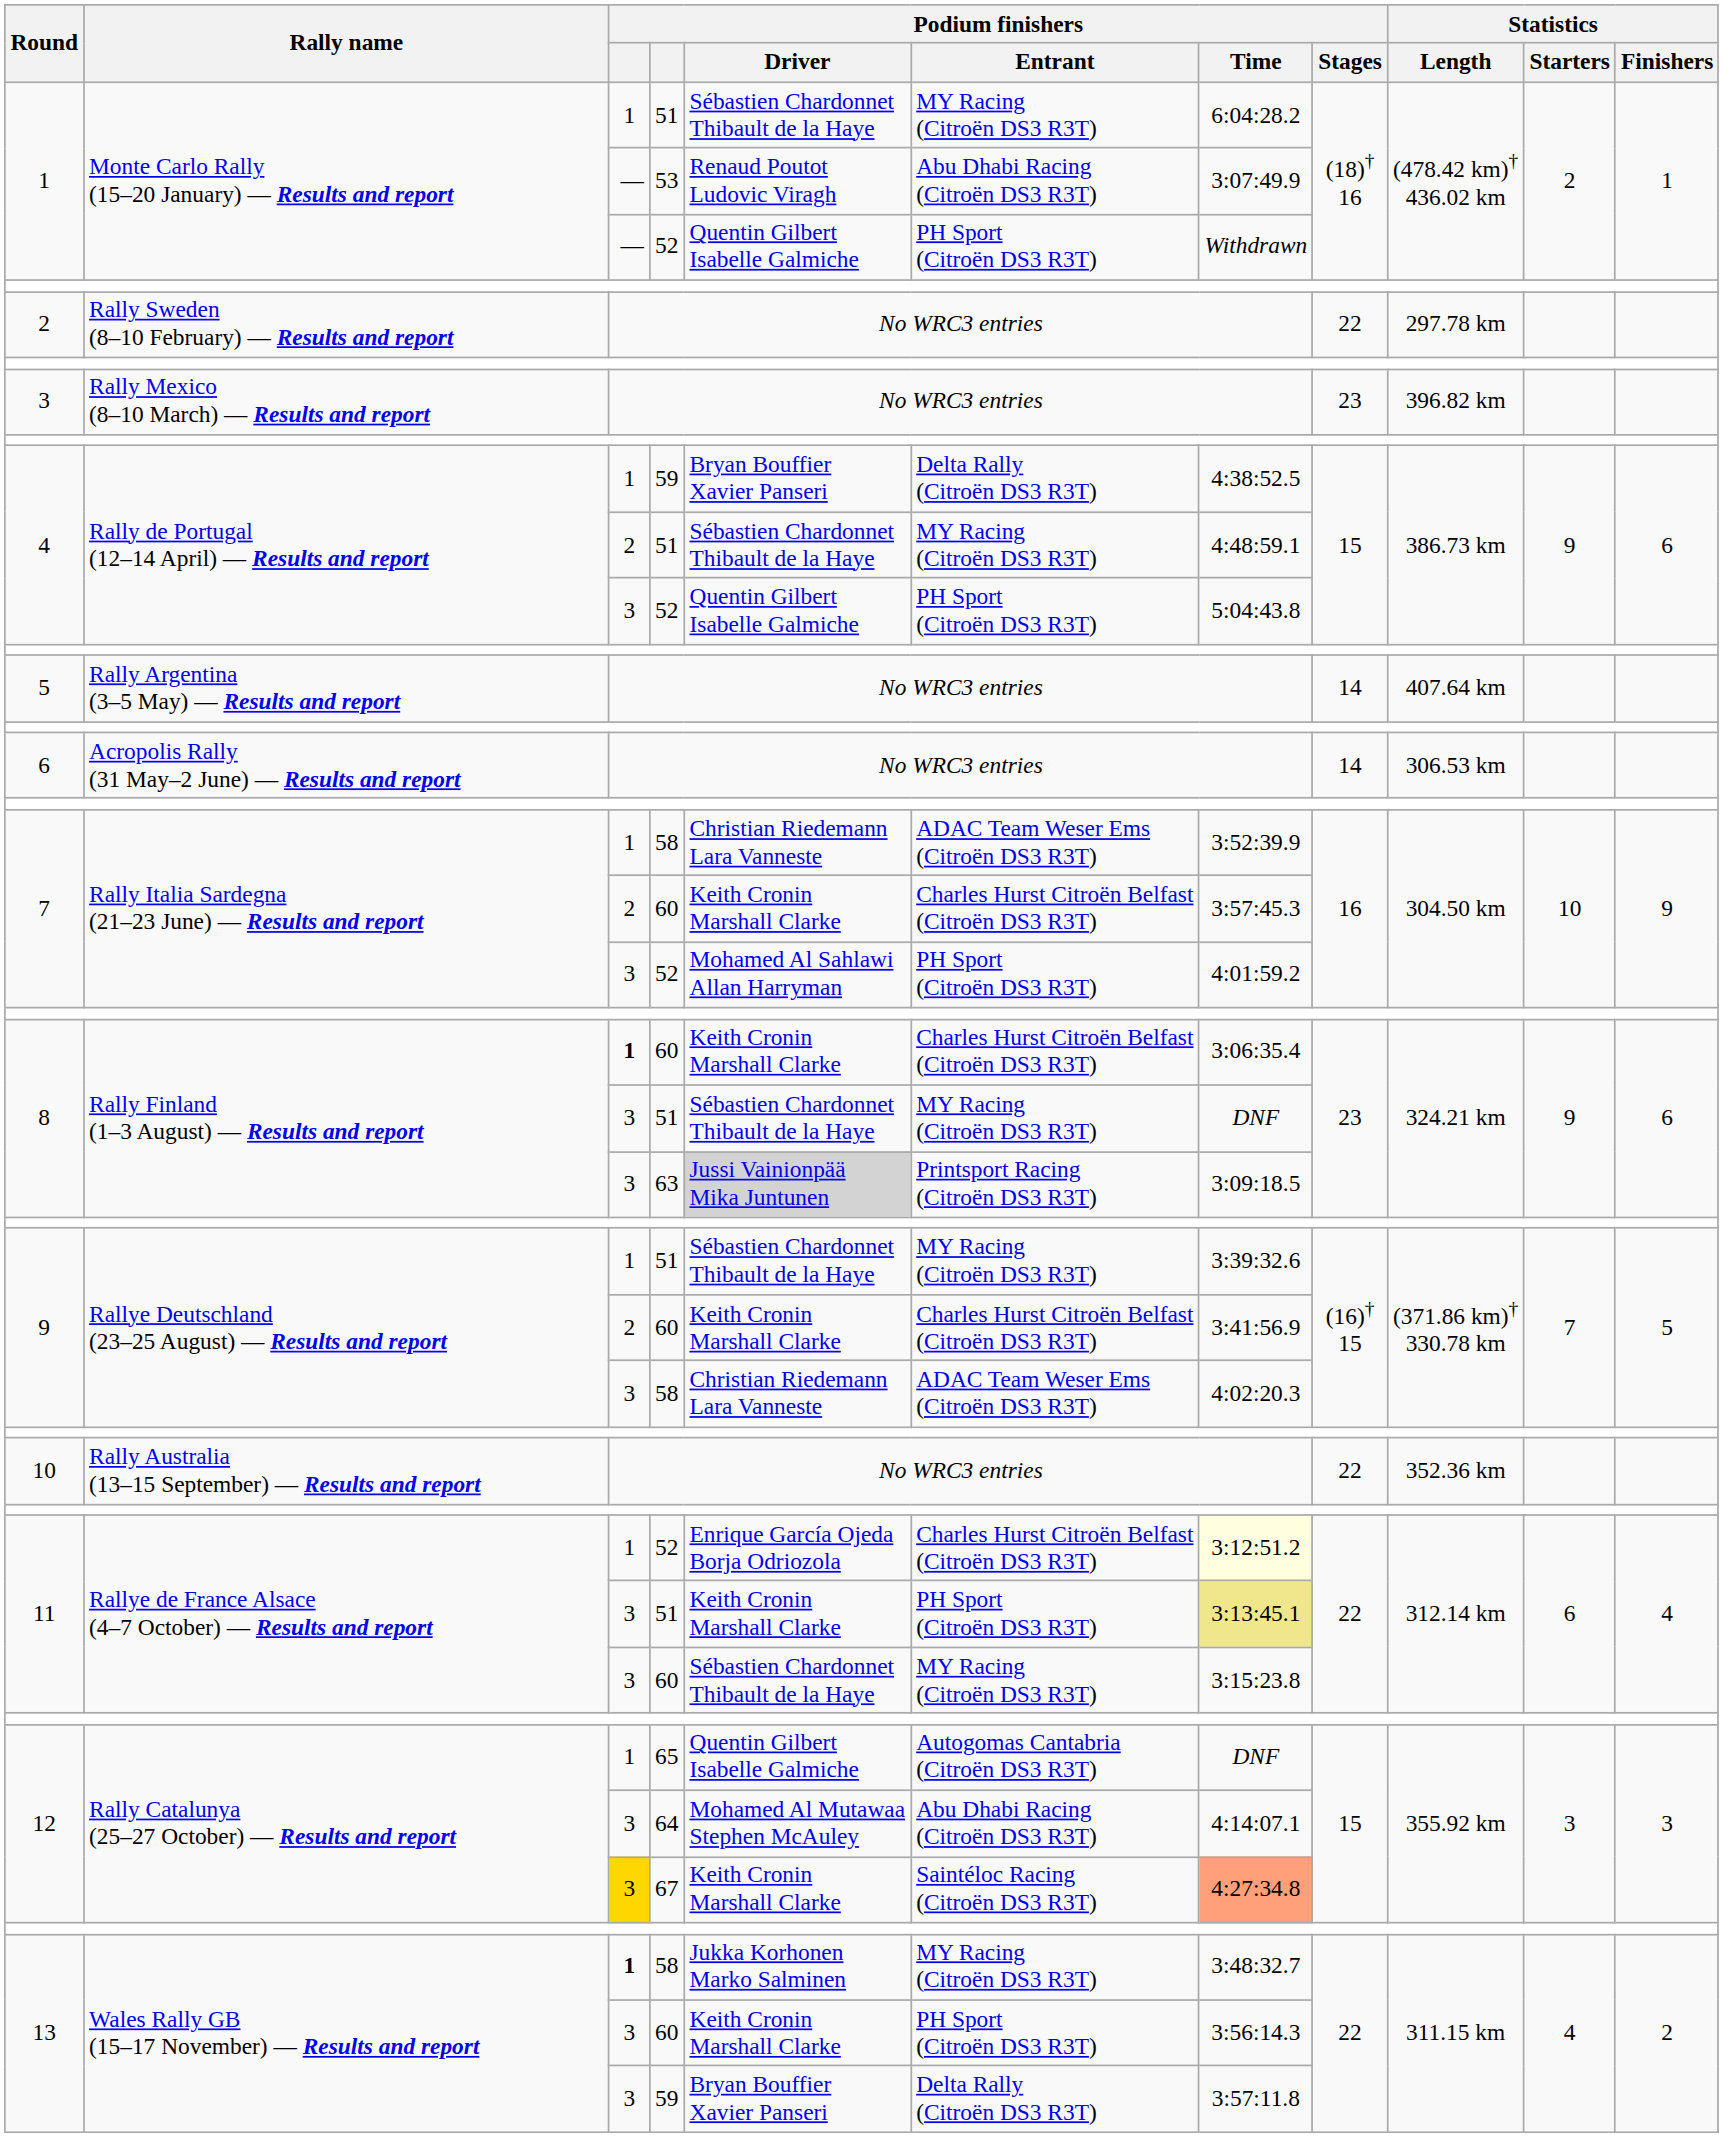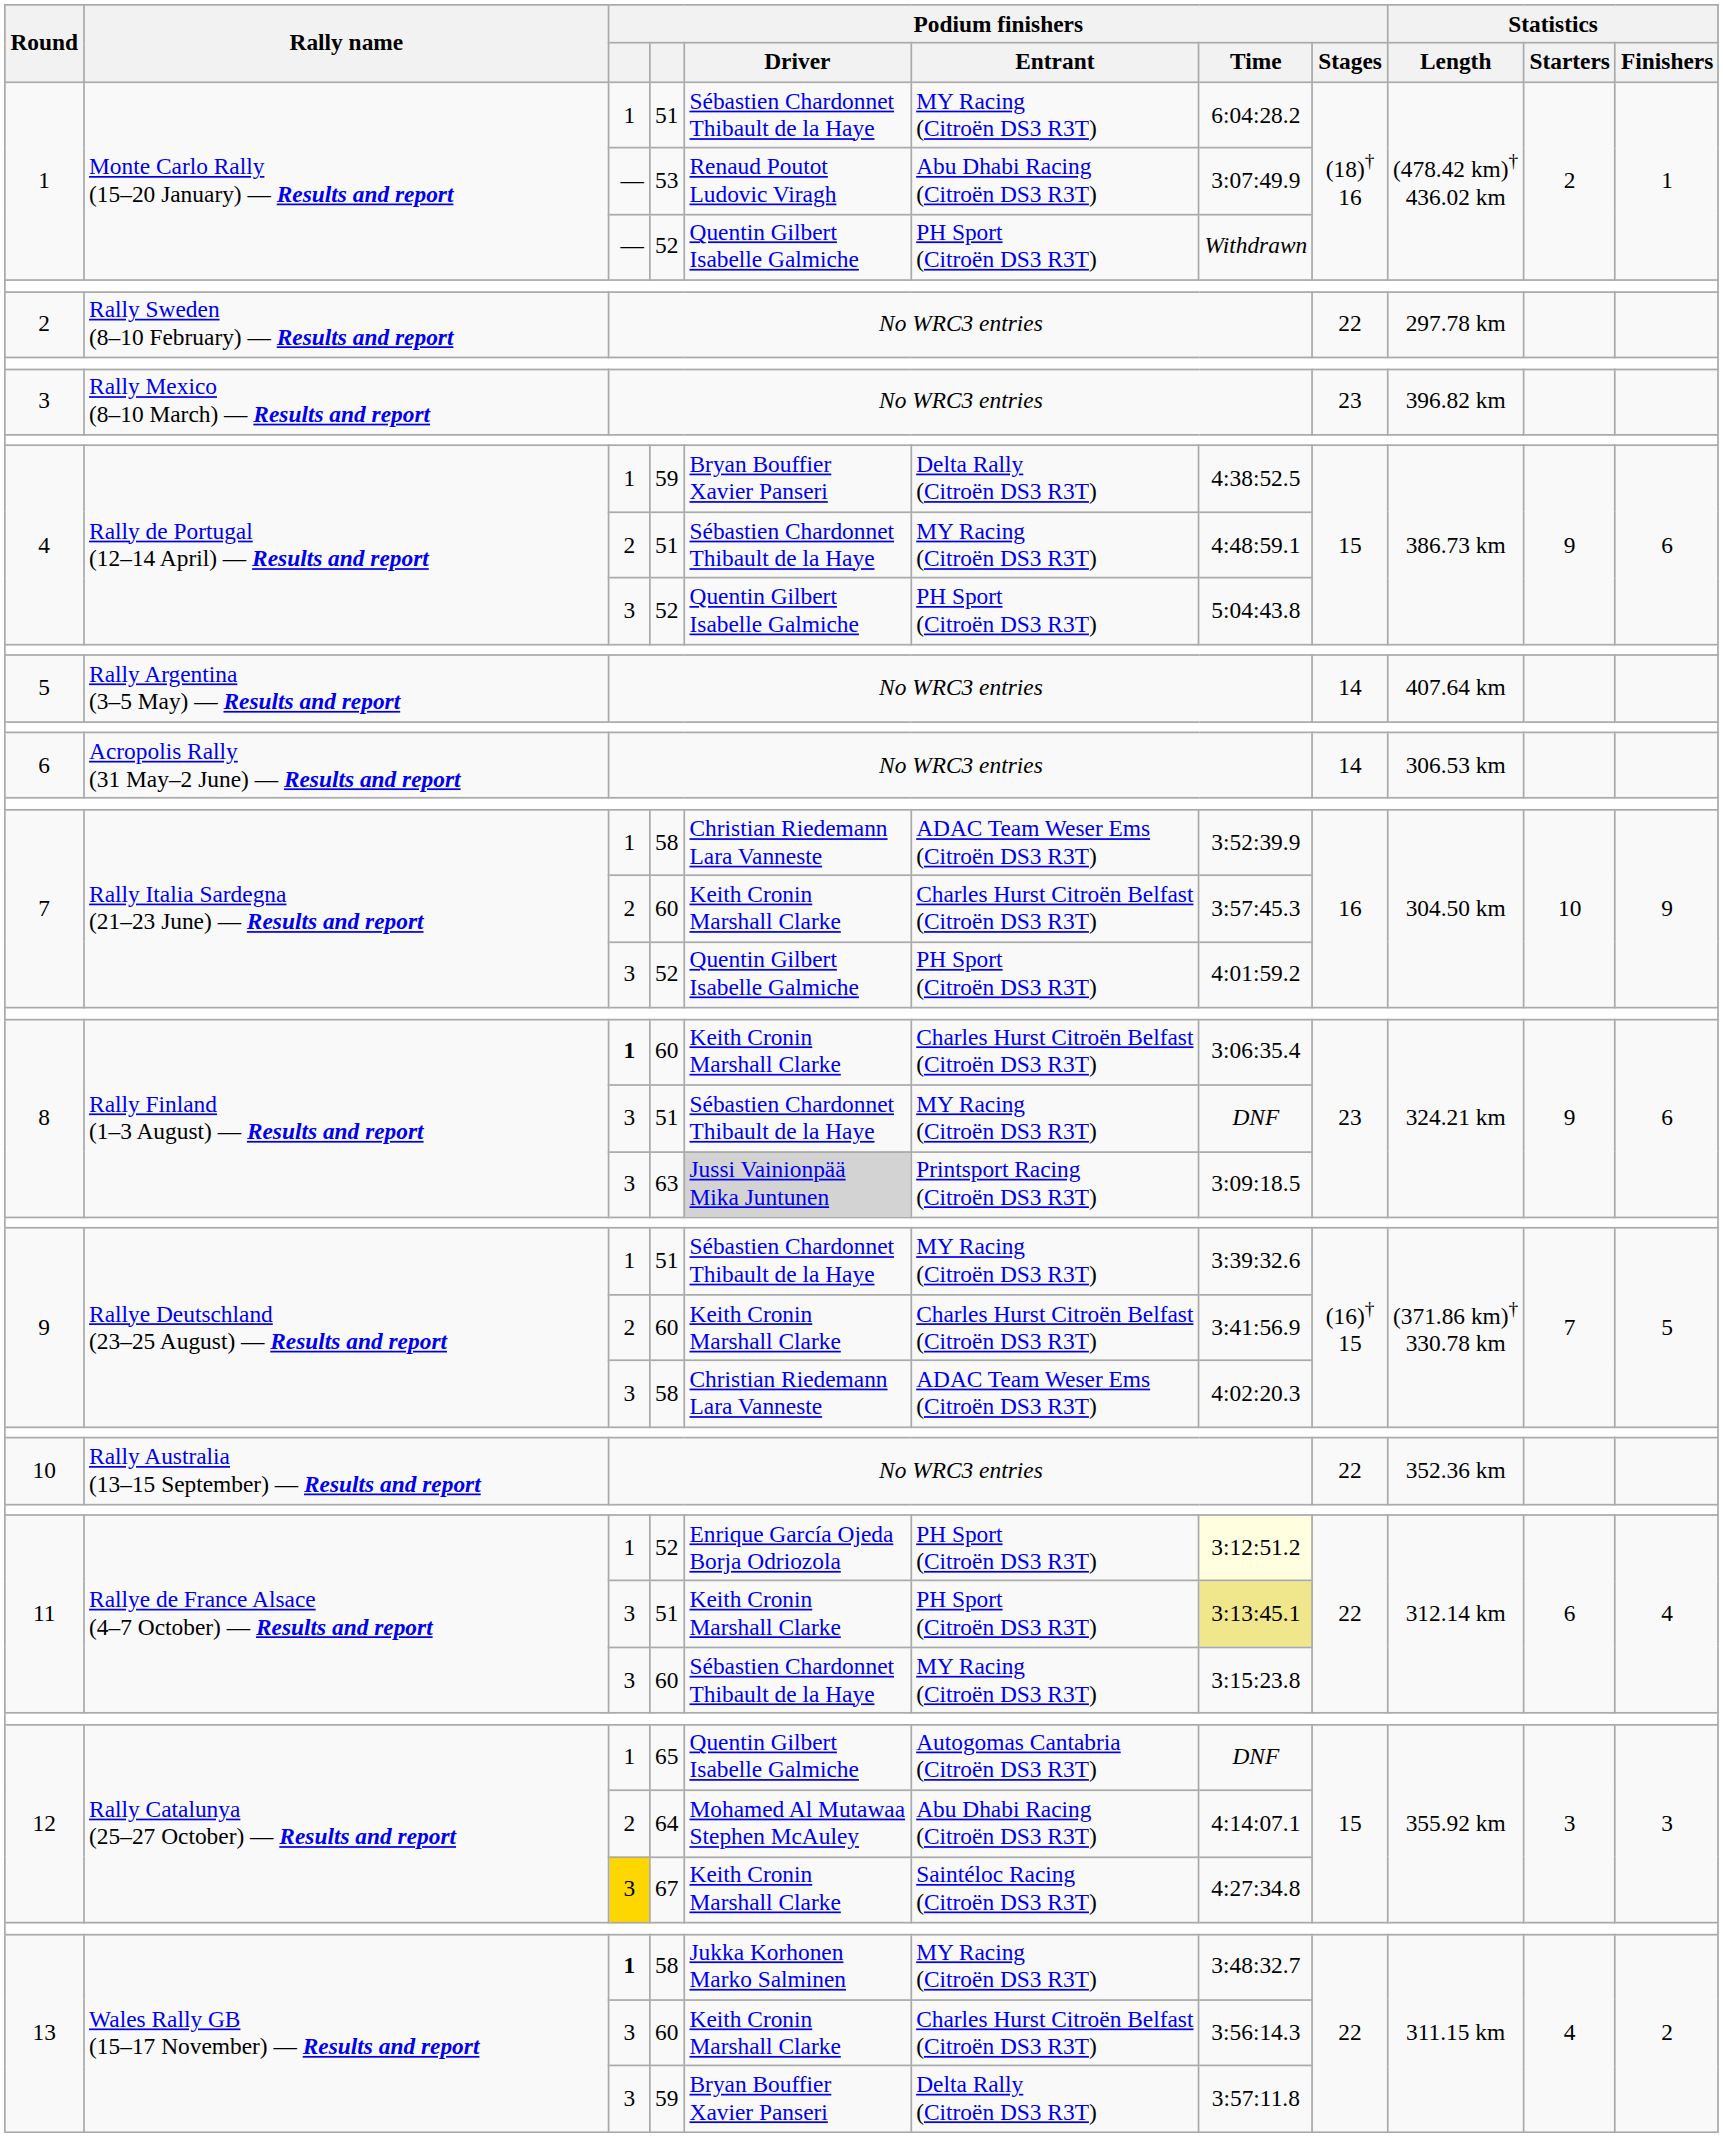(791, 974) Mohamed Al Sahlawi Allan Harryman -> (774, 974) Quentin Gilbert Isabelle Galmiche
(1055, 1547) Charles Hurst Citroën Belfast (Citroën DS3 R3T) -> (1006, 1547) PH Sport (Citroën DS3 R3T)
(629, 1822) 3 -> (629, 1822) 2
(1256, 1888) lightsalmon background -> (1256, 1888) no background
(1006, 2032) PH Sport (Citroën DS3 R3T) -> (1055, 2032) Charles Hurst Citroën Belfast (Citroën DS3 R3T)
